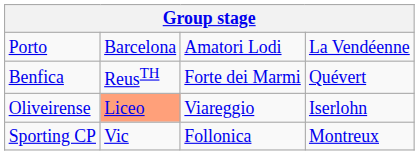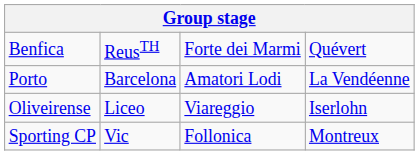rows swapped: (28, 46) <-> (36, 77)
(124, 107) lightsalmon background -> (124, 107) no background
